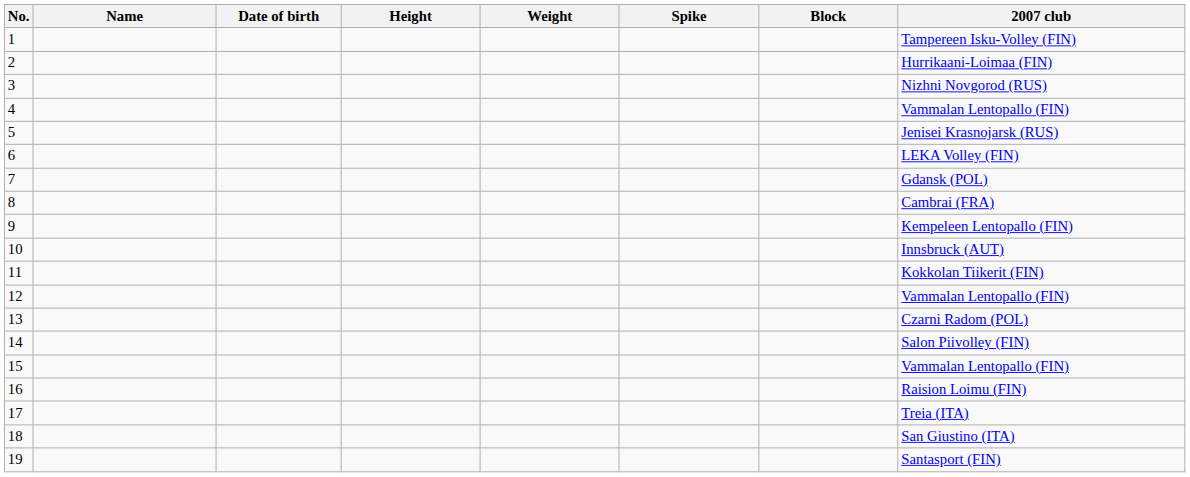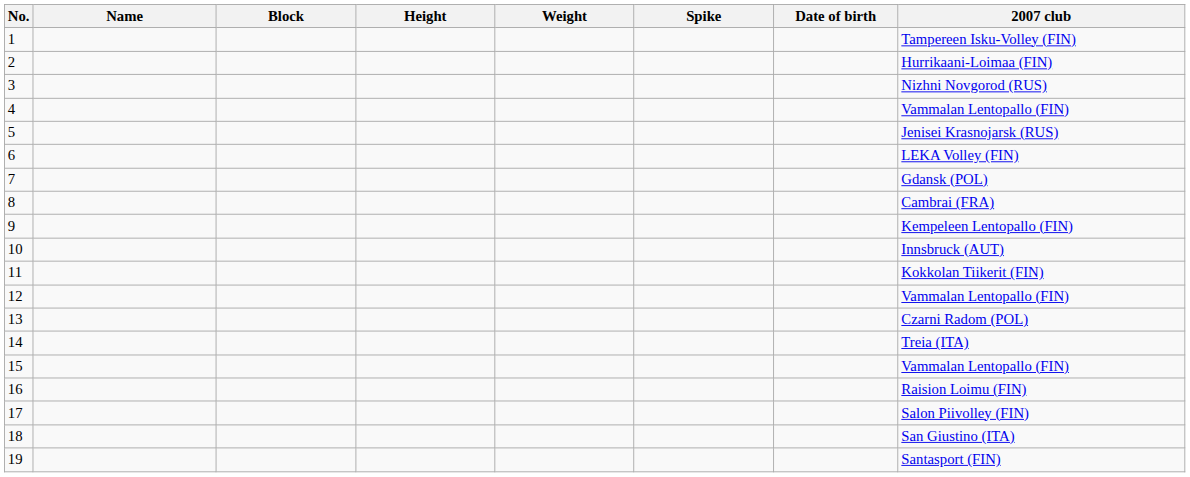columns swapped: (279, 16) <-> (828, 16)
(965, 343) Salon Piivolley (FIN) -> (935, 343) Treia (ITA)
(935, 413) Treia (ITA) -> (965, 413) Salon Piivolley (FIN)
